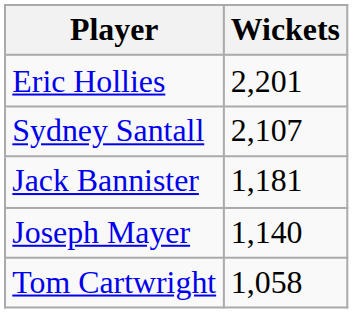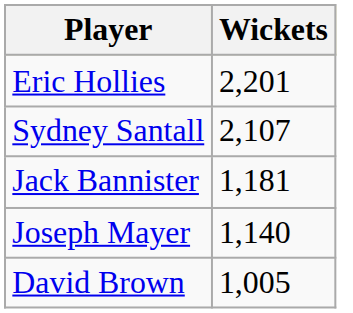- row: (114, 282)
+ row: (99, 282)
